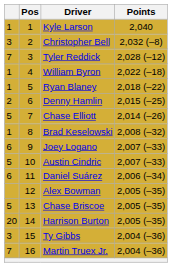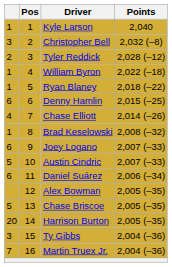(9, 57) 7 -> (9, 57) 2
(9, 101) 2 -> (9, 101) 6
(9, 116) 5 -> (9, 116) 4
